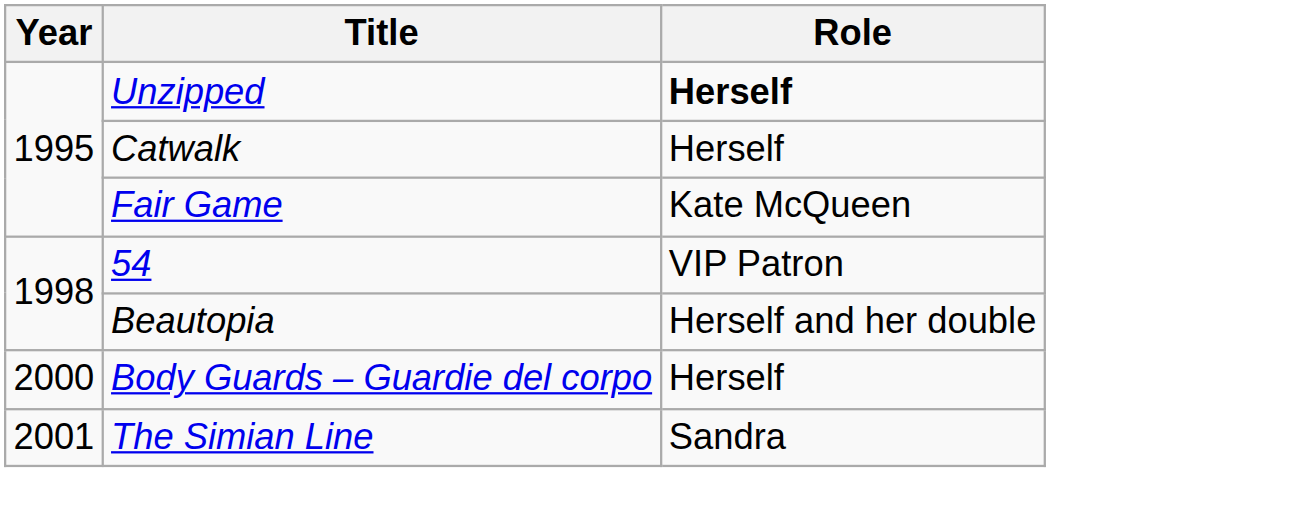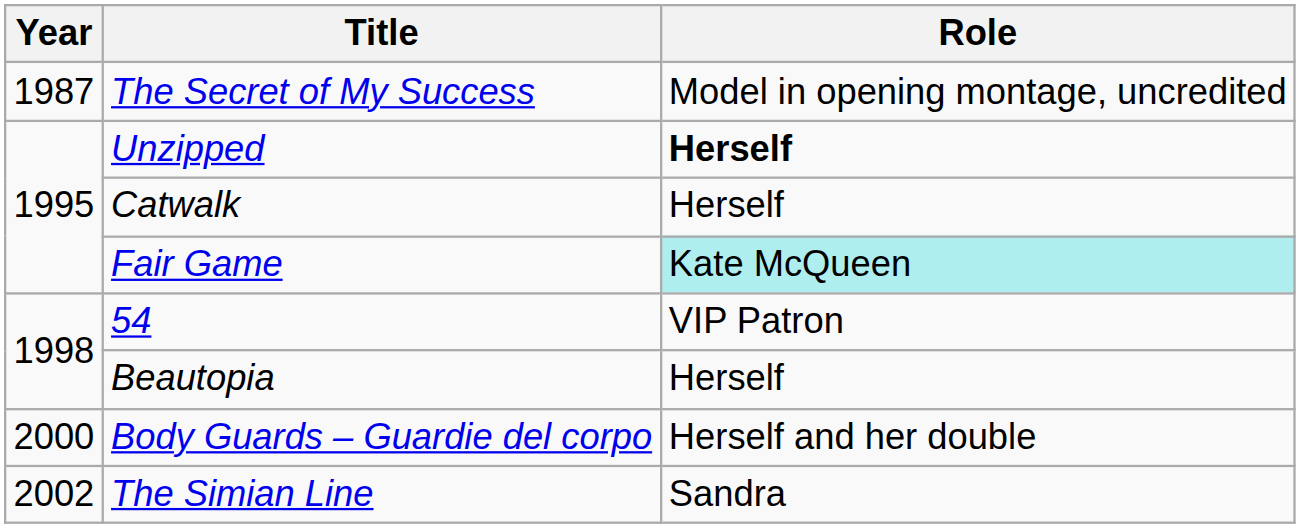+ row: (323, 90)
(790, 206) no background -> (790, 263) paleturquoise background
(853, 321) Herself and her double -> (726, 378) Herself
(726, 378) Herself -> (853, 436) Herself and her double
(54, 436) 2001 -> (54, 494) 2002
